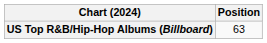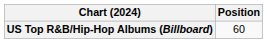(239, 30) 63 -> (239, 30) 60
